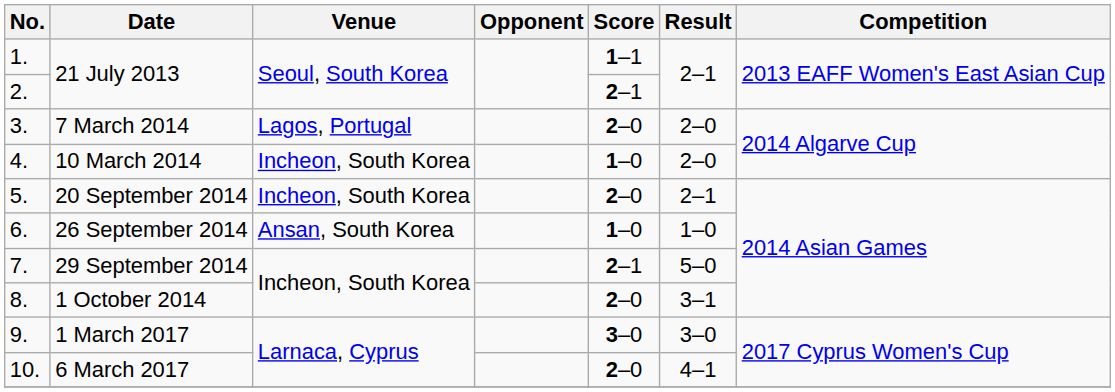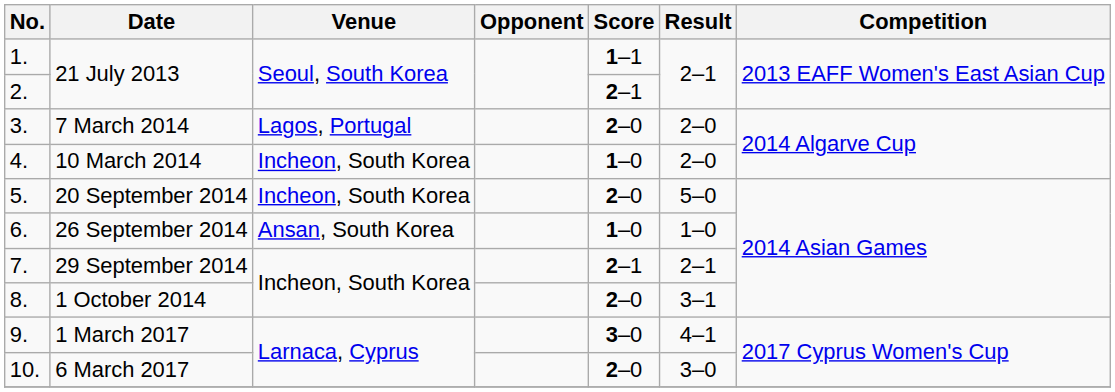(698, 195) 2–1 -> (698, 195) 5–0
(698, 265) 5–0 -> (698, 265) 2–1
(698, 334) 3–0 -> (698, 334) 4–1
(698, 369) 4–1 -> (698, 369) 3–0
